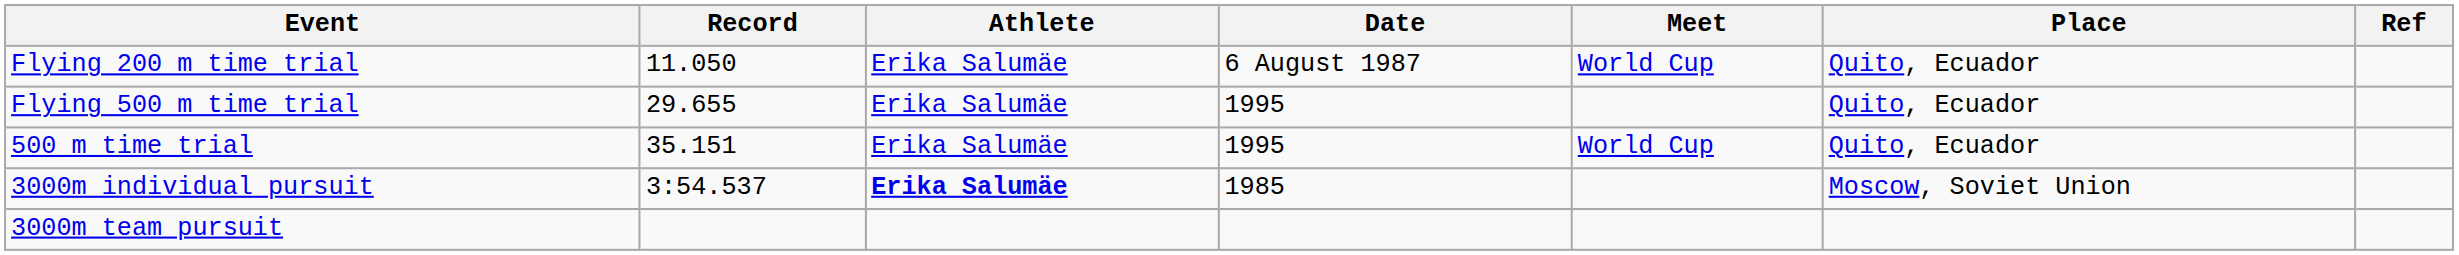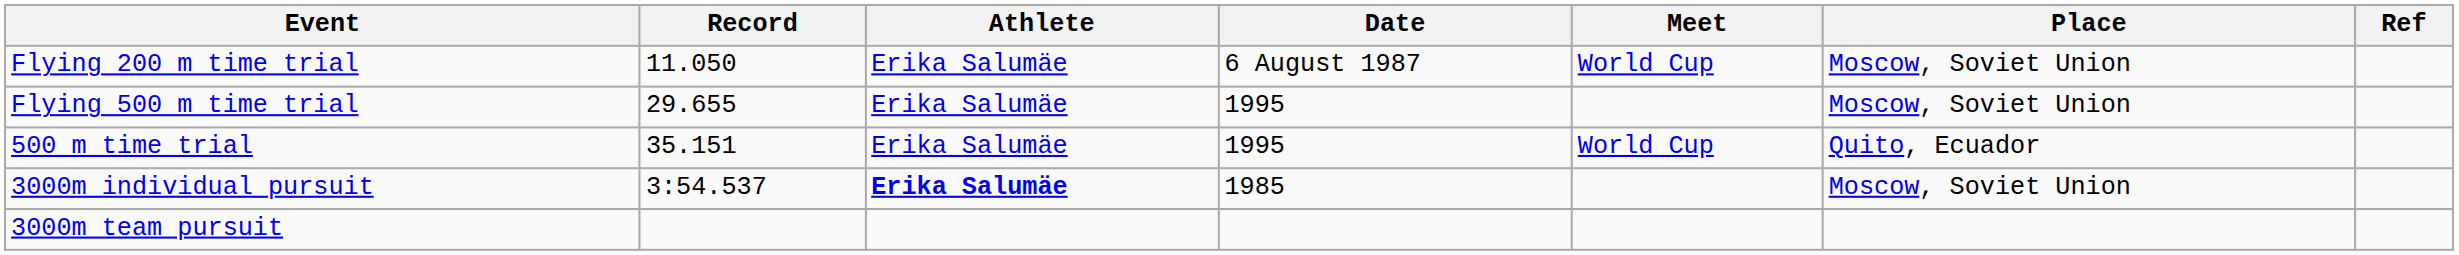(1934, 66) Quito, Ecuador -> (1980, 66) Moscow, Soviet Union
(1934, 107) Quito, Ecuador -> (1980, 107) Moscow, Soviet Union
